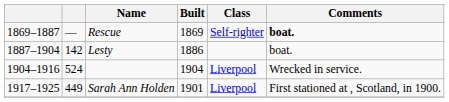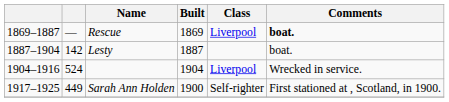(237, 32) Self-righter -> (233, 32) Liverpool
(192, 50) 1886 -> (192, 50) 1887
(192, 87) 1901 -> (192, 87) 1900
(233, 87) Liverpool -> (237, 87) Self-righter
